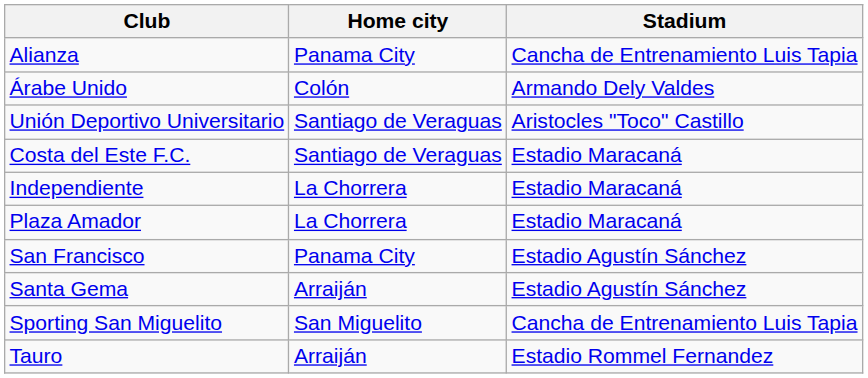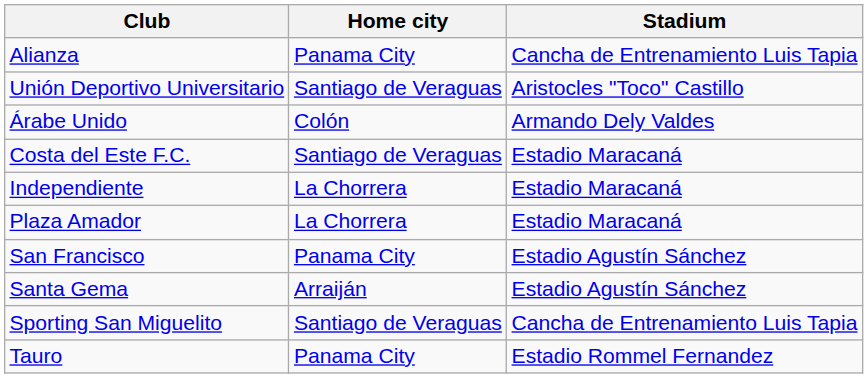rows swapped: (68, 88) <-> (147, 121)
(358, 322) San Miguelito -> (398, 322) Santiago de Veraguas
(330, 356) Arraiján -> (354, 356) Panama City
